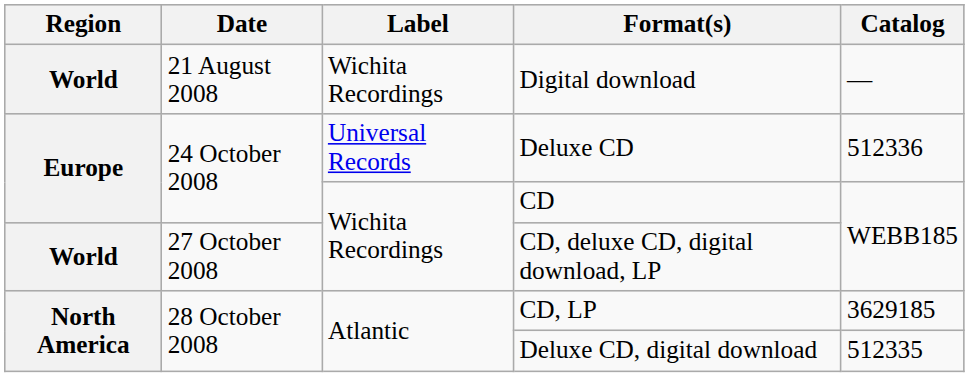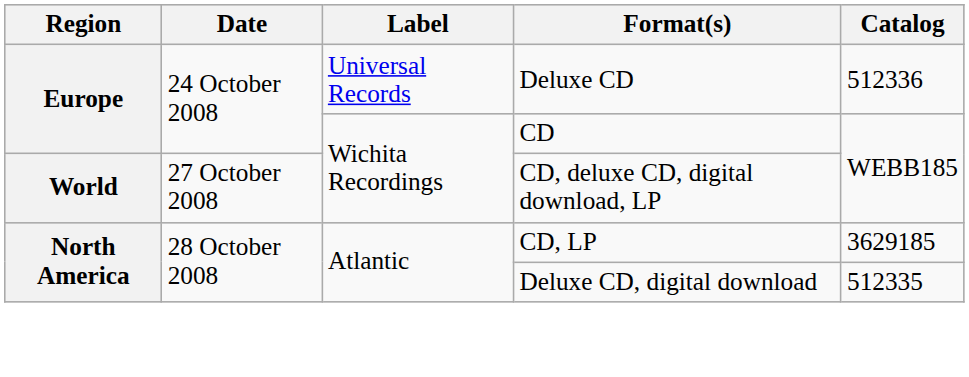- row: (608, 78)
